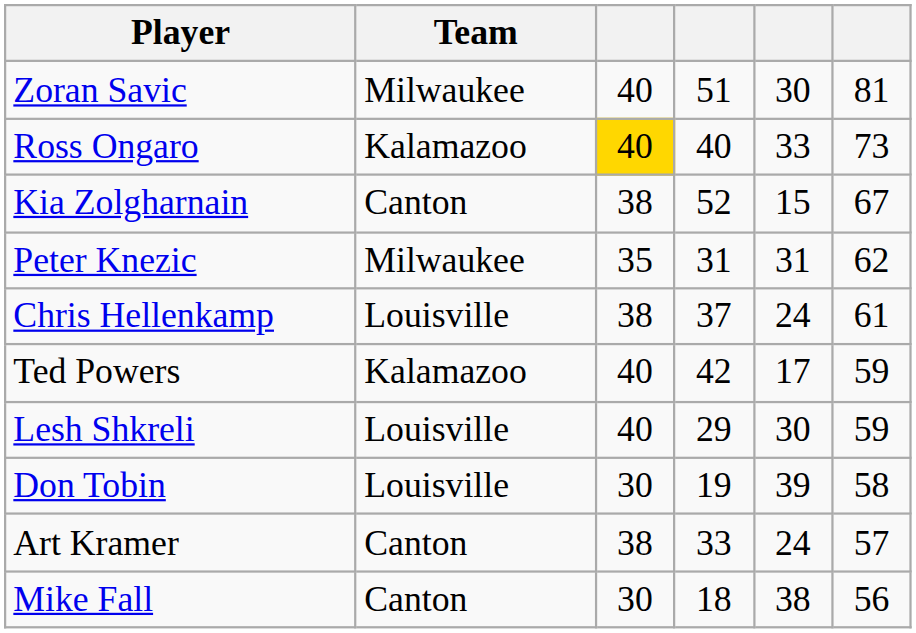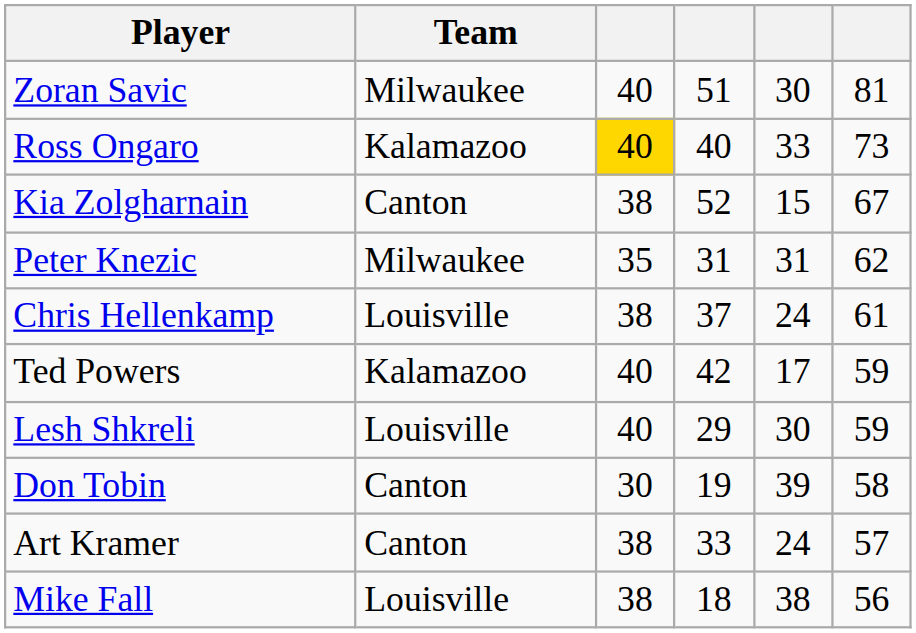(437, 485) Louisville -> (416, 485) Canton
(416, 598) Canton -> (437, 598) Louisville
(635, 598) 30 -> (635, 598) 38
